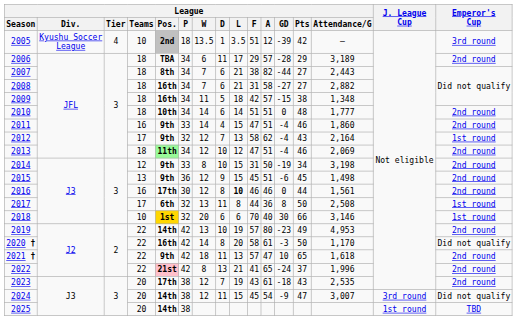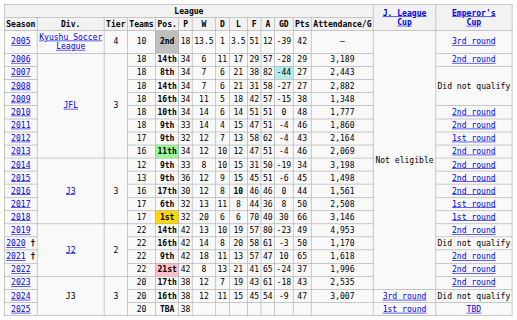(167, 60) TBA -> (167, 60) 14th
(284, 73) no background -> (284, 73) paleturquoise background
(167, 86) 16th -> (167, 86) 14th
(141, 125) 16 -> (141, 125) 18
(141, 152) 18 -> (141, 152) 16
(141, 217) 10 -> (141, 217) 17
(167, 296) 14th -> (167, 296) 16th
(167, 309) 14th -> (167, 309) TBA
